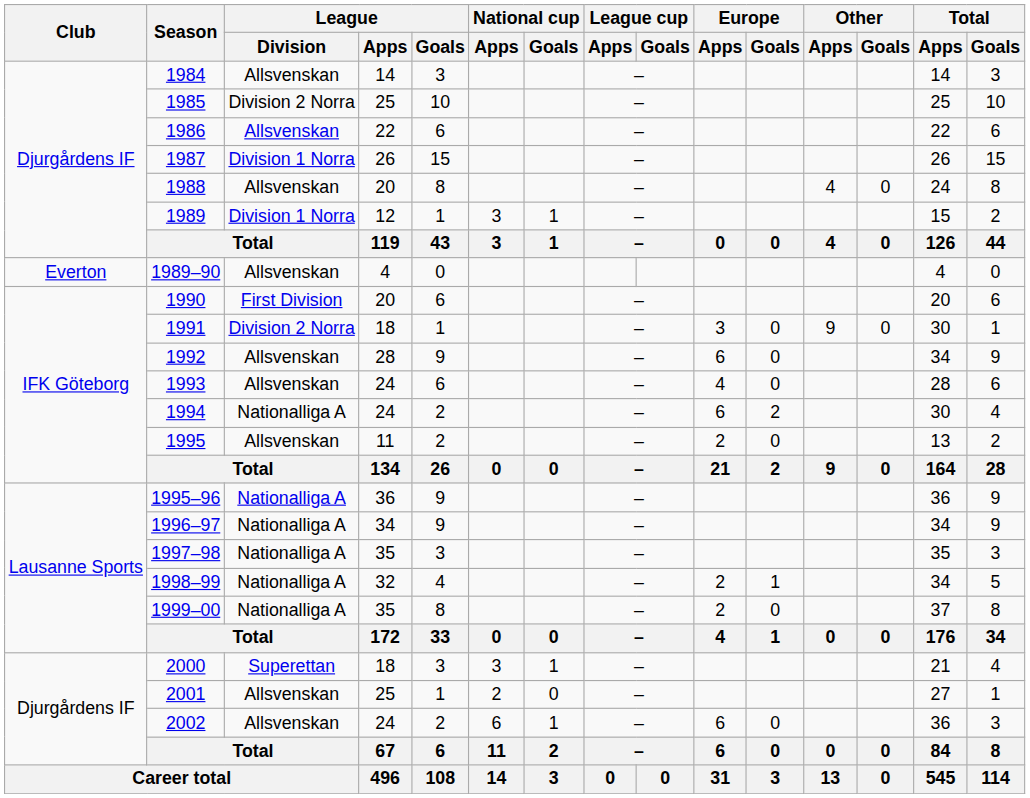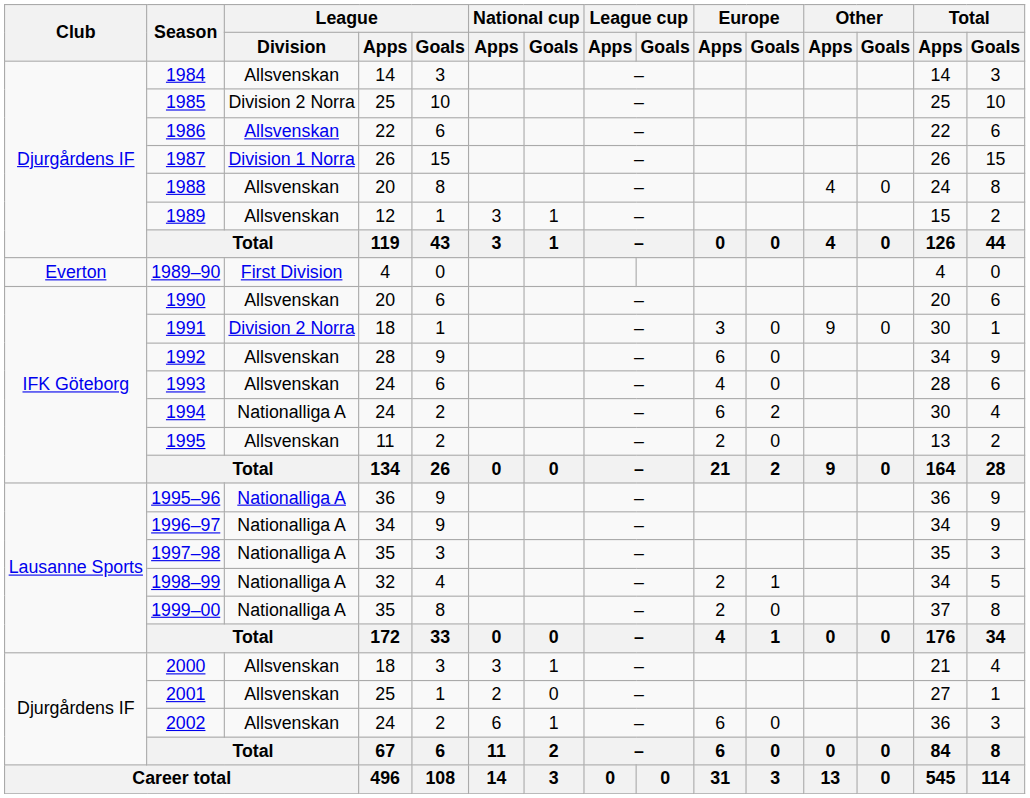(292, 215) Division 1 Norra -> (292, 215) Allsvenskan
(292, 272) Allsvenskan -> (292, 272) First Division
(292, 300) First Division -> (292, 300) Allsvenskan
(292, 666) Superettan -> (292, 666) Allsvenskan
